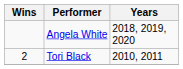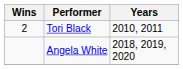rows swapped: (77, 34) <-> (69, 56)
